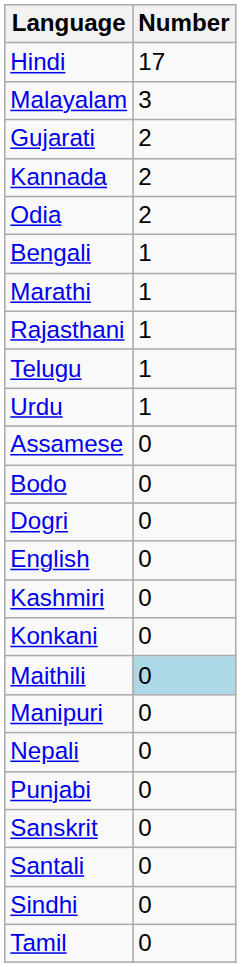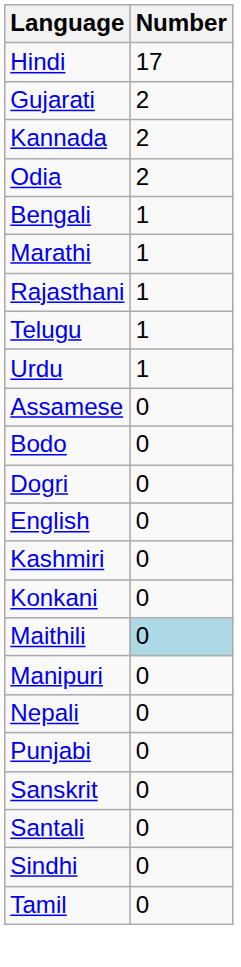- row: (69, 100)
